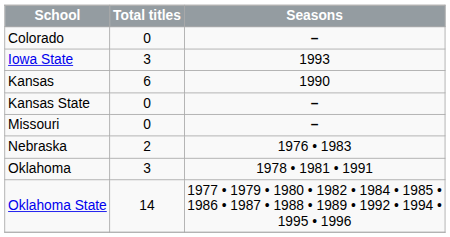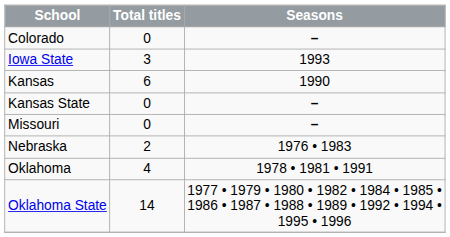(147, 168) 3 -> (147, 168) 4
